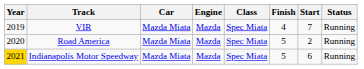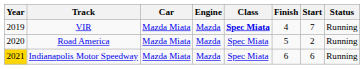(247, 27) normal -> (248, 27) bold
(284, 57) 5 -> (286, 57) 6
